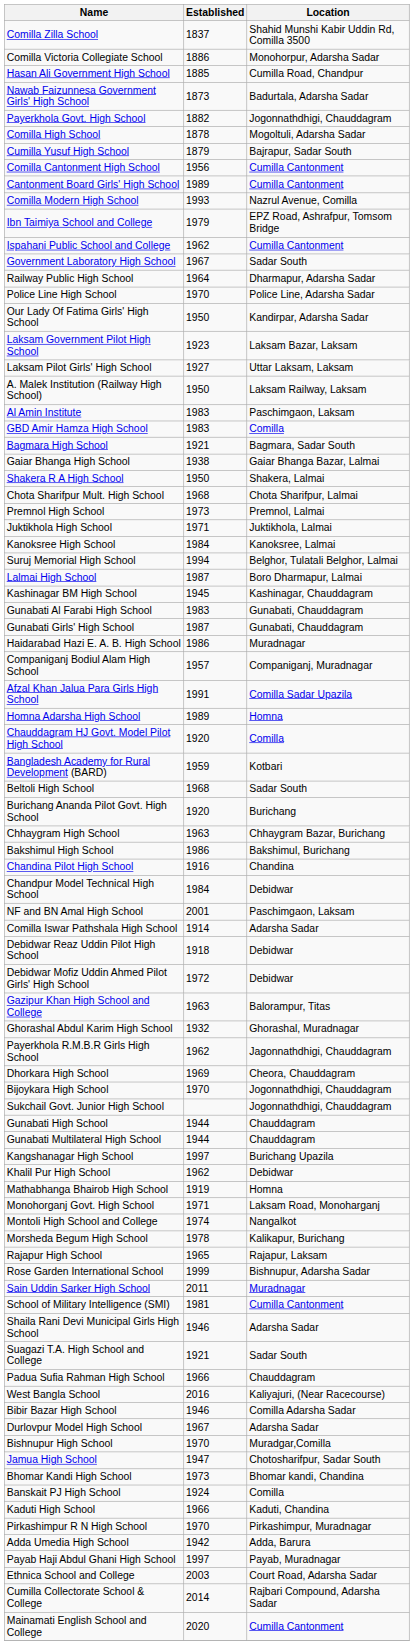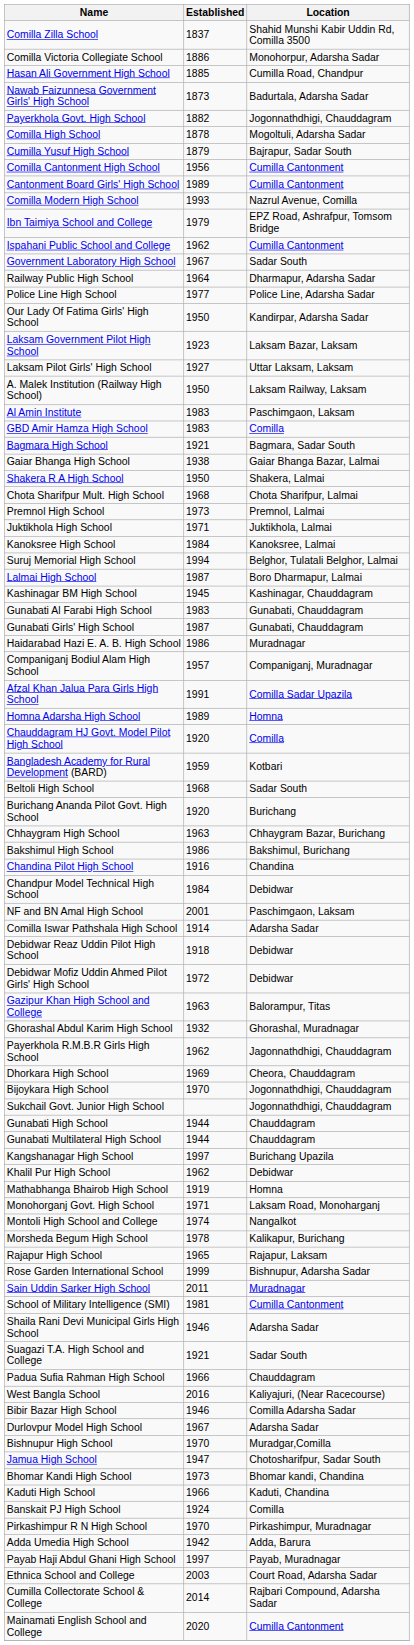(198, 295) 1970 -> (198, 295) 1977
rows swapped: (51, 1509) <-> (64, 1493)
